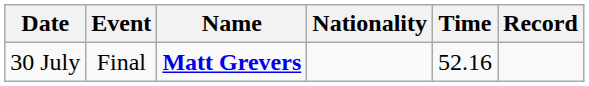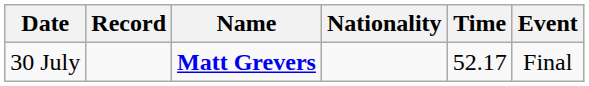columns swapped: (121, 23) <-> (540, 23)
(465, 61) 52.16 -> (480, 61) 52.17
